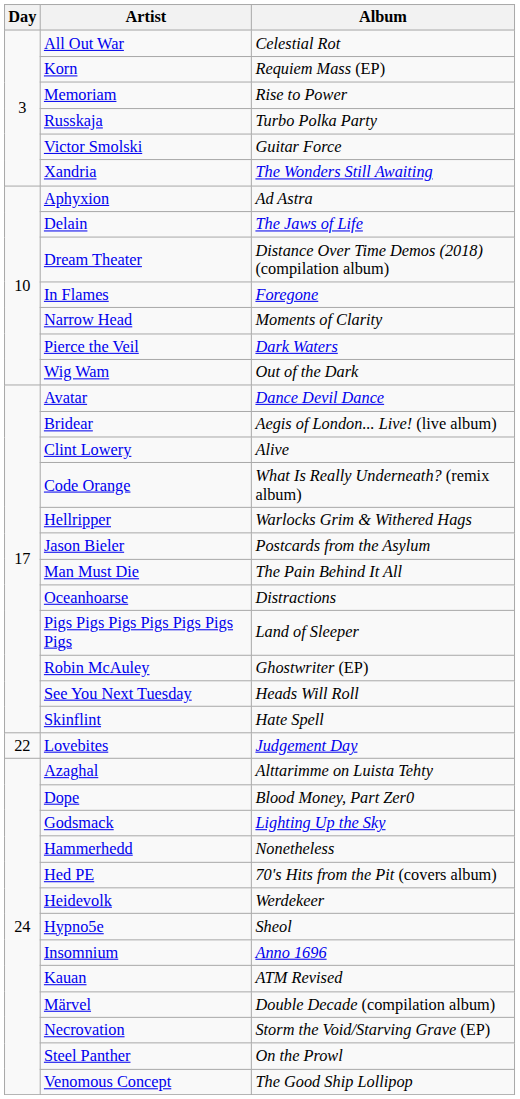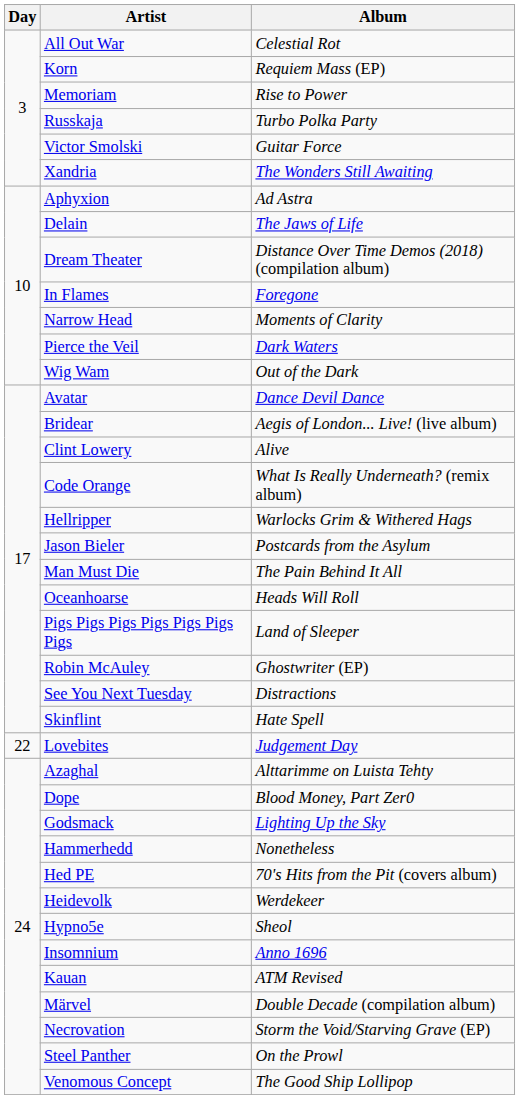(296, 597) Distractions -> (307, 597) Heads Will Roll
(307, 693) Heads Will Roll -> (296, 693) Distractions
